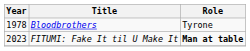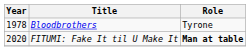(17, 39) 2023 -> (17, 39) 2020
